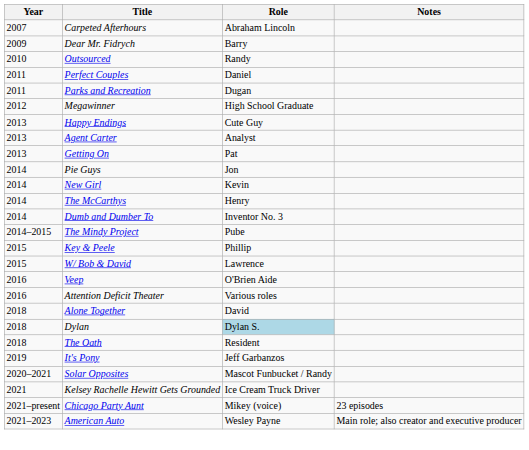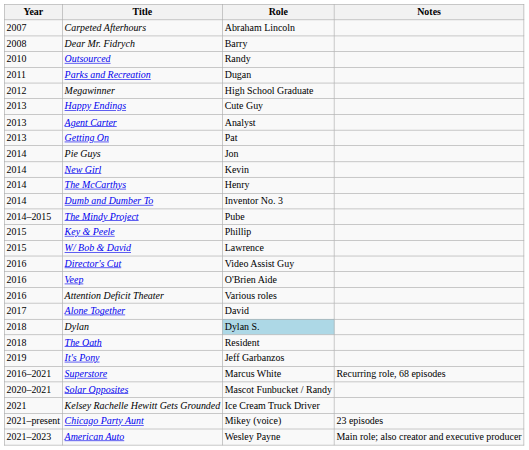(17, 43) 2009 -> (17, 43) 2008
- row: (96, 75)
+ row: (93, 264)
(17, 311) 2018 -> (17, 311) 2017
+ row: (86, 374)
